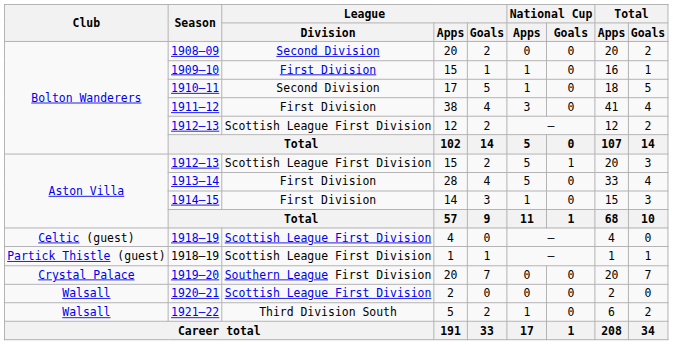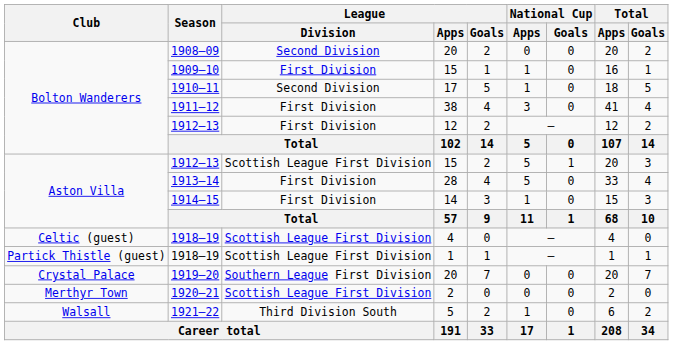(328, 126) Scottish League First Division -> (328, 126) First Division
(86, 293) Walsall -> (86, 293) Merthyr Town
